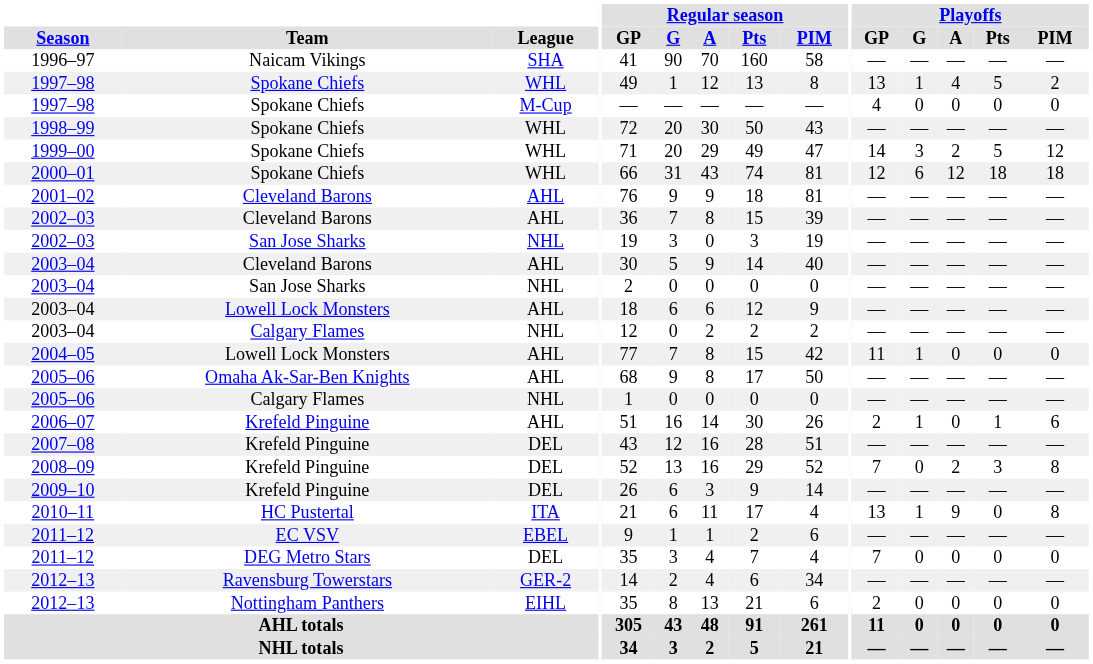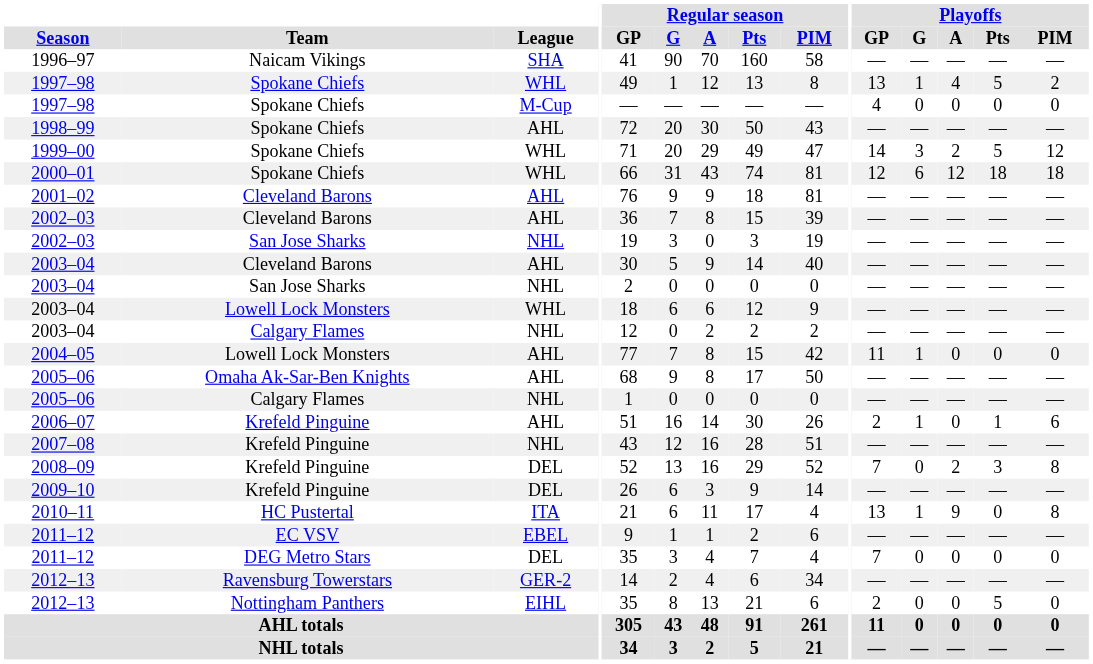(546, 128) WHL -> (546, 128) AHL
(546, 309) AHL -> (546, 309) WHL
(546, 444) DEL -> (546, 444) NHL
(998, 602) 0 -> (998, 602) 5
